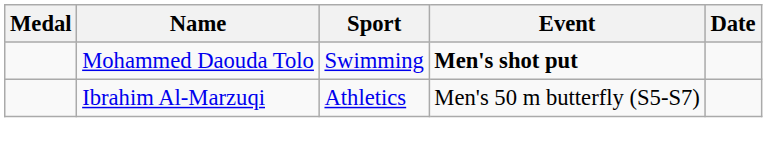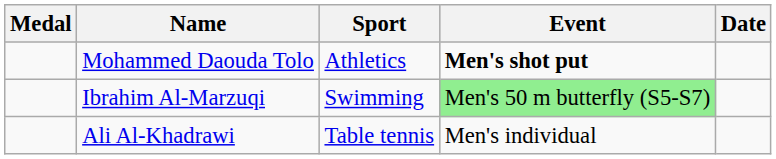(374, 60) Swimming -> (365, 60) Athletics
(365, 98) Athletics -> (374, 98) Swimming
(567, 98) no background -> (577, 98) lightgreen background
+ row: (158, 135)
